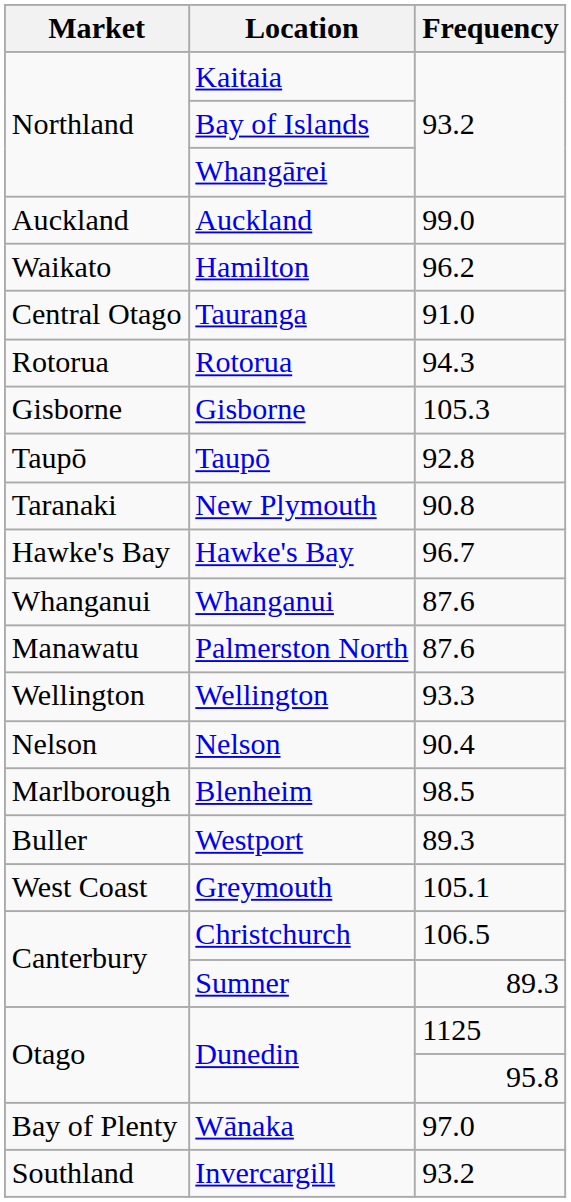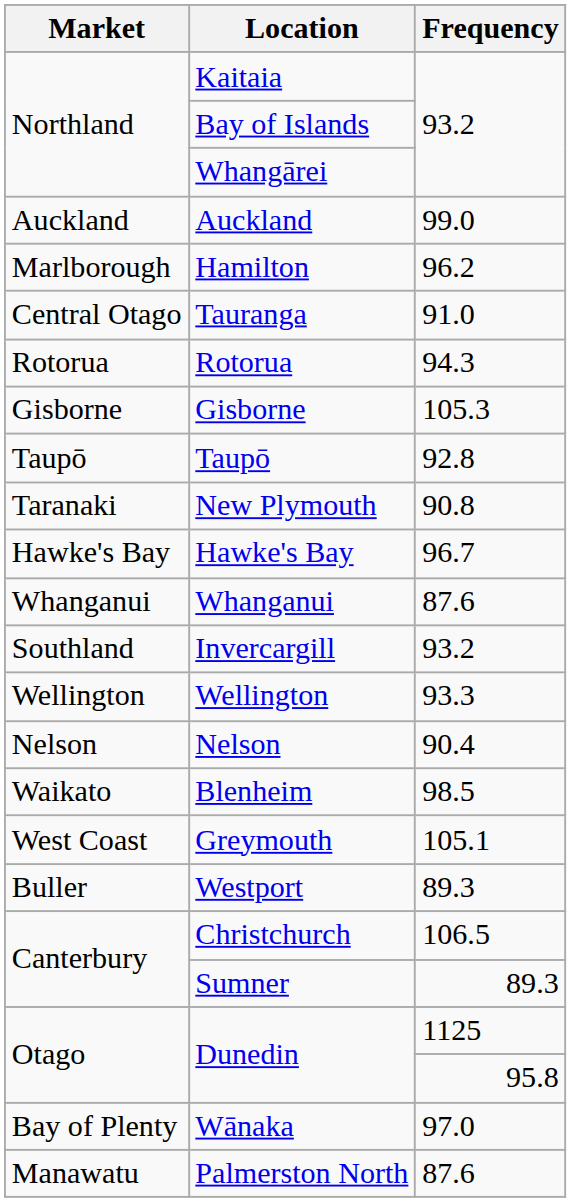(62, 266) Waikato -> (91, 266) Marlborough
rows swapped: (302, 648) <-> (265, 1173)
(91, 791) Marlborough -> (62, 791) Waikato
rows swapped: (249, 839) <-> (264, 887)
